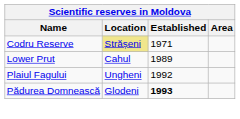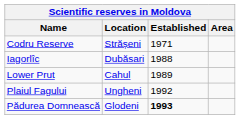(123, 43) khaki background -> (123, 43) no background
+ row: (23, 59)
